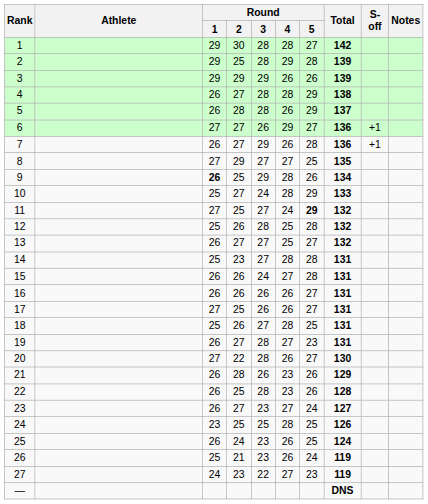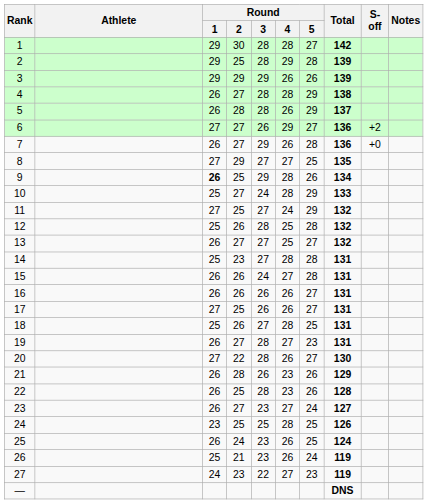(375, 128) +1 -> (375, 128) +2
(375, 144) +1 -> (375, 144) +0
(312, 210) bold -> (312, 210) normal
